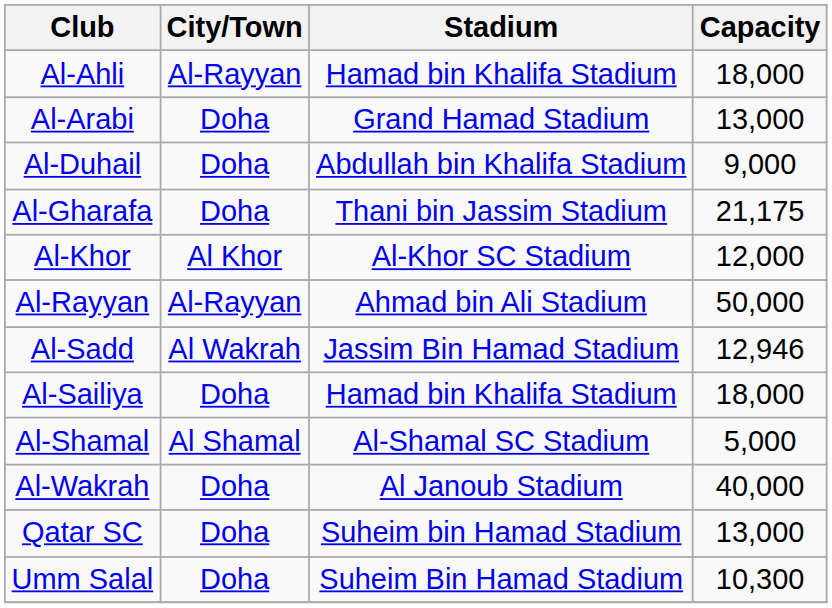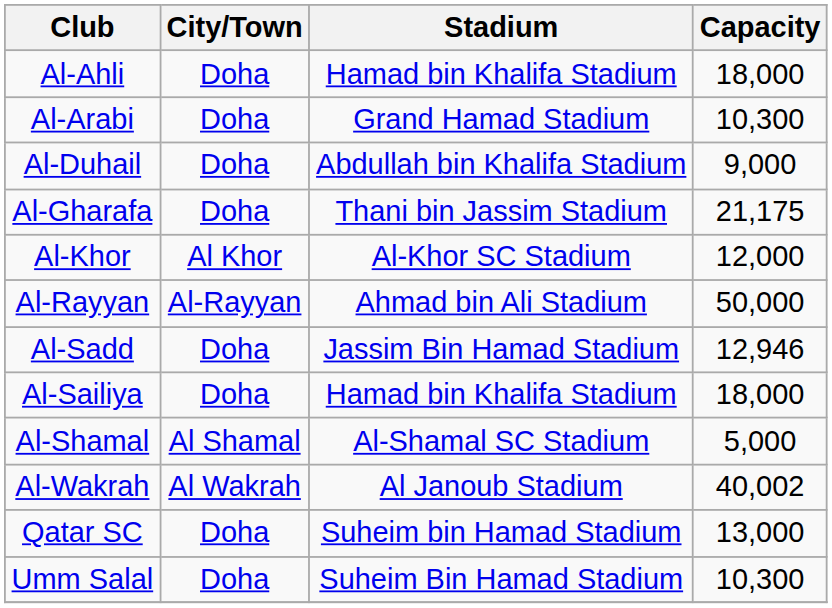(235, 73) Al-Rayyan -> (235, 73) Doha
(760, 119) 13,000 -> (760, 119) 10,300
(235, 348) Al Wakrah -> (235, 348) Doha
(235, 486) Doha -> (235, 486) Al Wakrah
(760, 486) 40,000 -> (760, 486) 40,002
